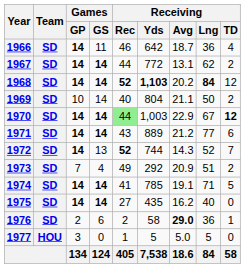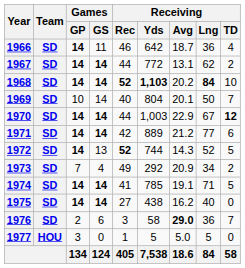(231, 82) 12 -> (231, 82) 10
(183, 99) 21.1 -> (183, 99) 20.1
(231, 99) 2 -> (231, 99) 7
(125, 116) lightgreen background -> (125, 116) no background
(125, 133) 43 -> (125, 133) 42
(231, 151) 7 -> (231, 151) 5
(208, 168) 51 -> (208, 168) 34
(154, 202) 435 -> (154, 202) 438
(125, 220) 2 -> (125, 220) 3
(231, 220) 1 -> (231, 220) 7
